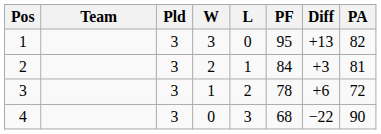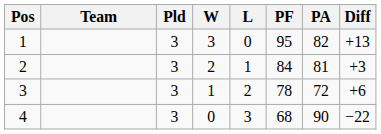columns swapped: (358, 16) <-> (321, 16)
